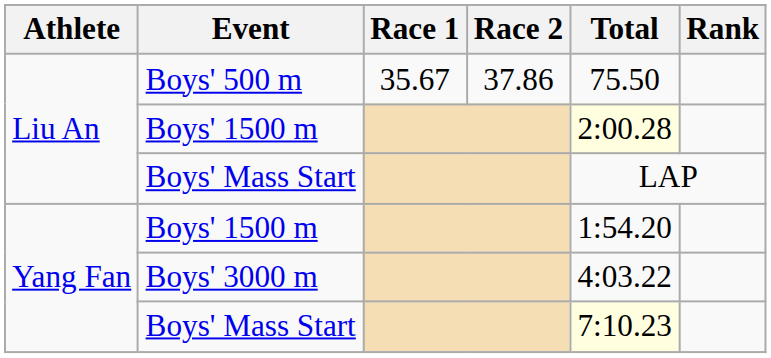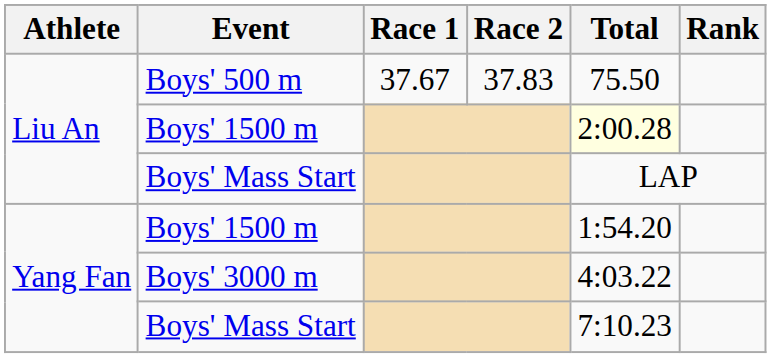(415, 78) 35.67 -> (415, 78) 37.67
(518, 78) 37.86 -> (518, 78) 37.83
(625, 326) lightyellow background -> (625, 326) no background
